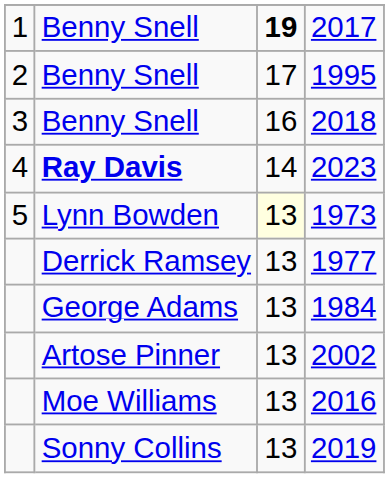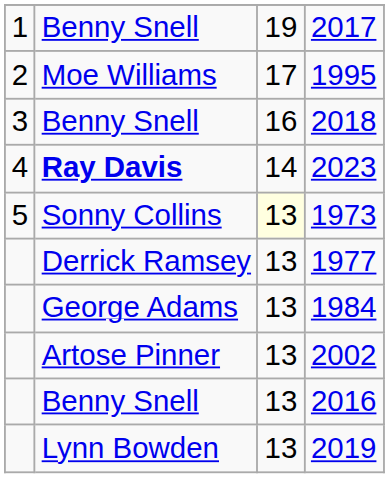(281, 27) bold -> (281, 27) normal
(120, 74) Benny Snell -> (129, 74) Moe Williams
(130, 214) Lynn Bowden -> (132, 214) Sonny Collins
(129, 401) Moe Williams -> (120, 401) Benny Snell
(132, 448) Sonny Collins -> (130, 448) Lynn Bowden
